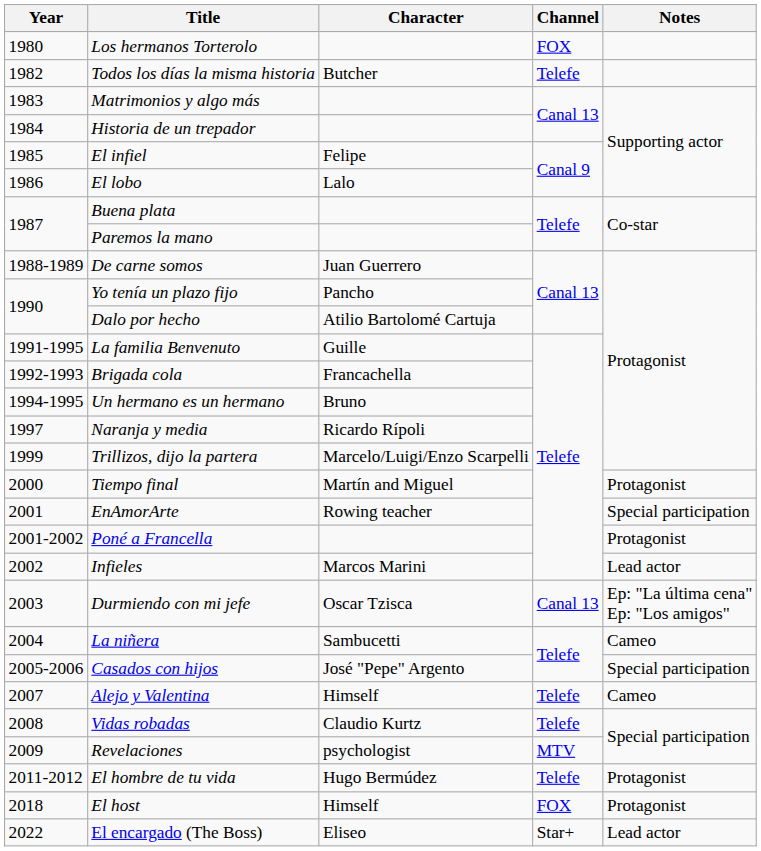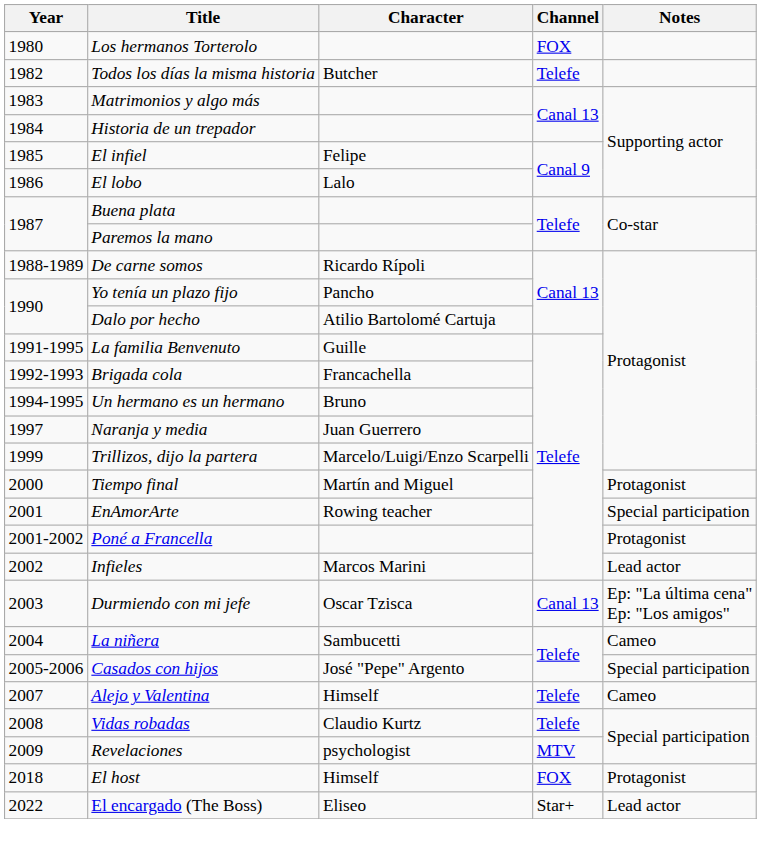(372, 264) Juan Guerrero -> (374, 264) Ricardo Rípoli
(374, 429) Ricardo Rípoli -> (372, 429) Juan Guerrero
- row: (164, 777)
